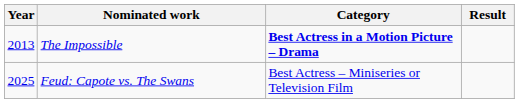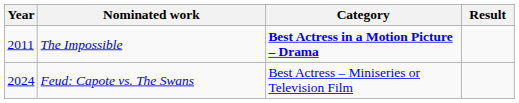(21, 44) 2013 -> (21, 44) 2011
(21, 80) 2025 -> (21, 80) 2024
